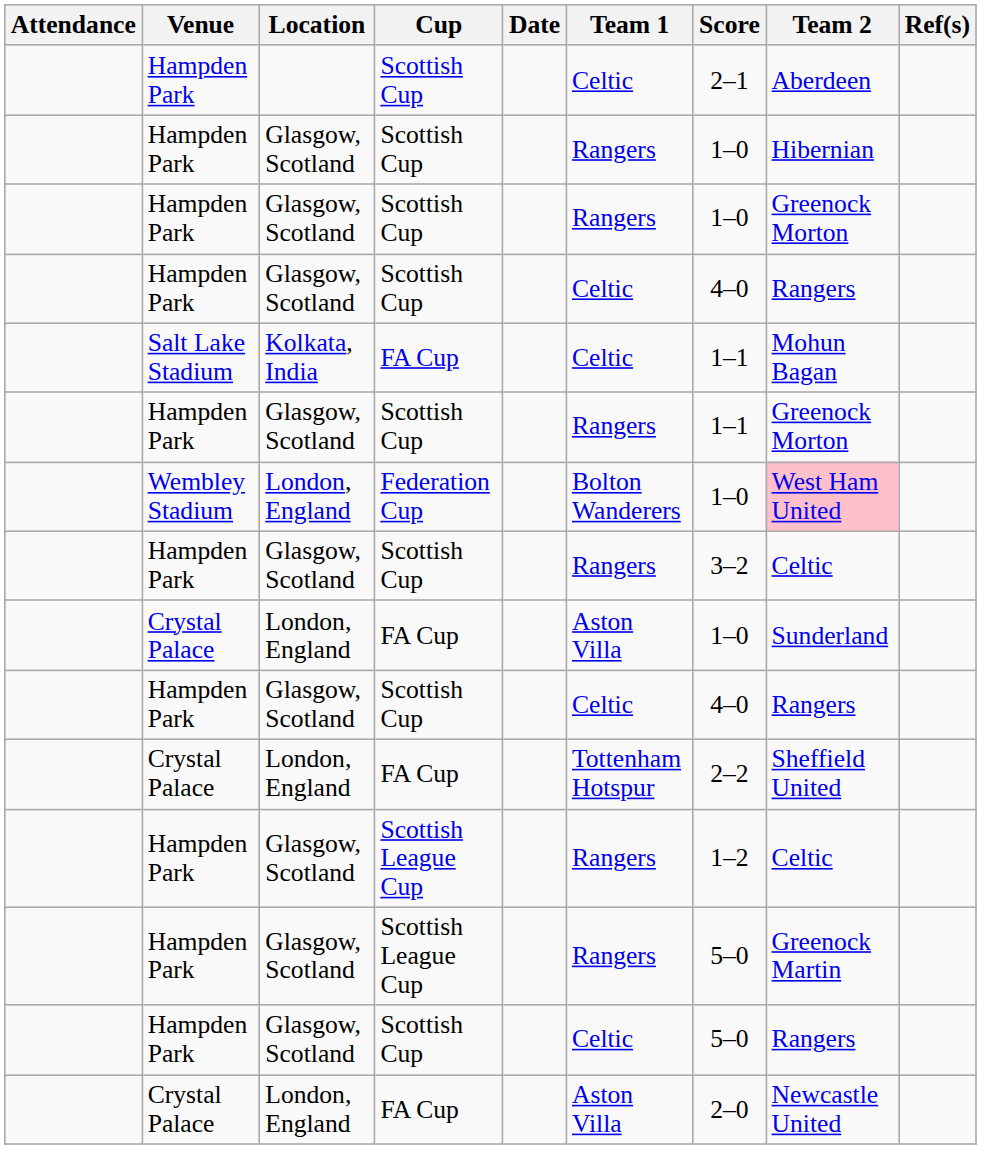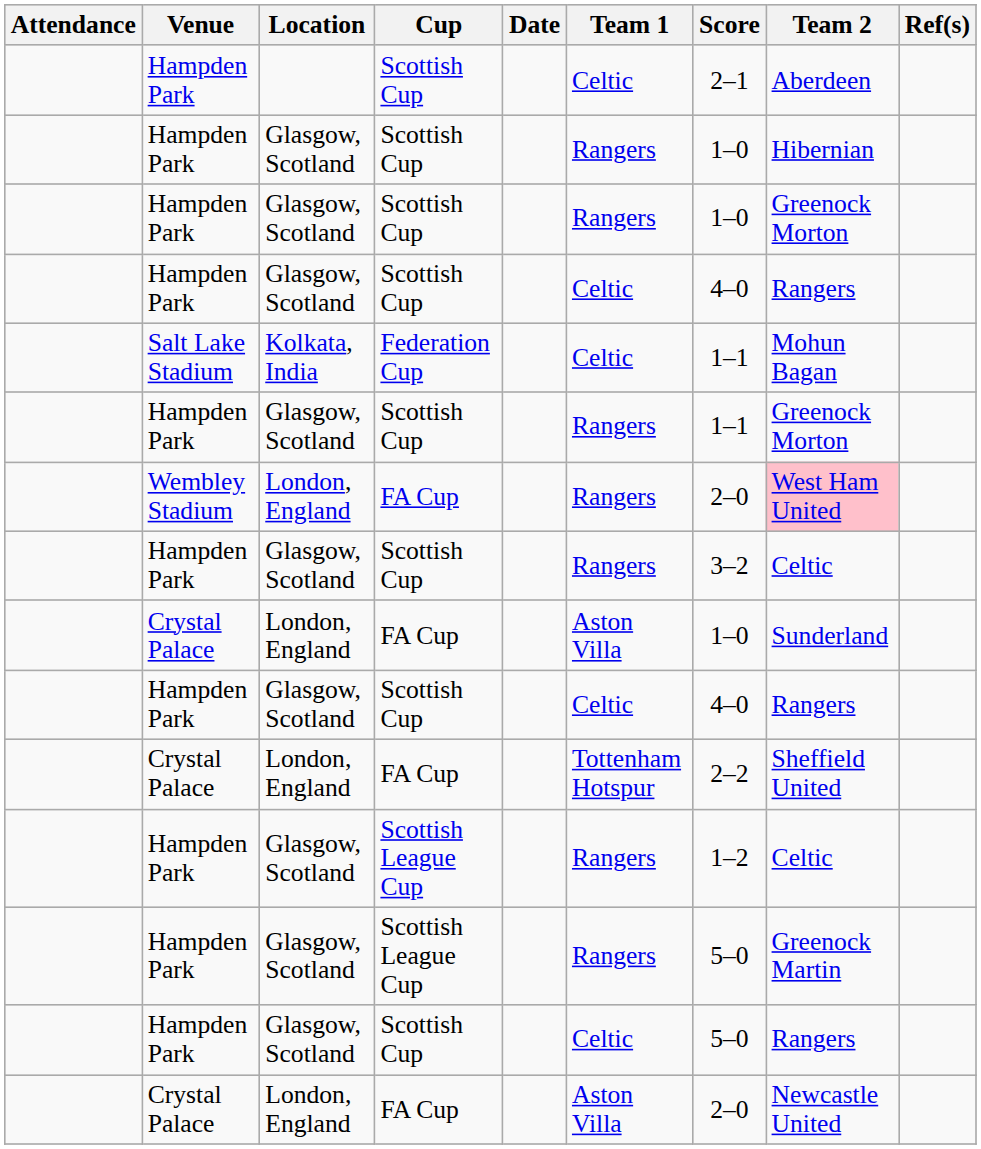(420, 357) FA Cup -> (435, 357) Federation Cup
(435, 496) Federation Cup -> (420, 496) FA Cup
(626, 496) Bolton Wanderers -> (614, 496) Rangers
(729, 496) 1–0 -> (729, 496) 2–0
